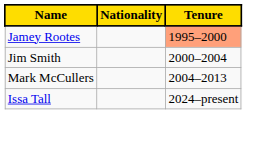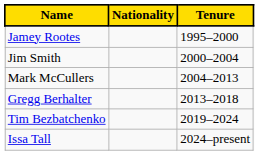(198, 36) lightsalmon background -> (209, 36) no background
+ row: (50, 98)
+ row: (57, 119)
